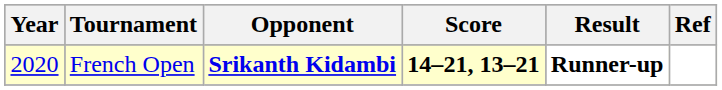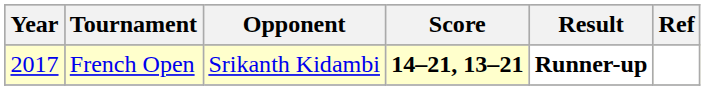(35, 64) 2020 -> (35, 64) 2017
(302, 64) bold -> (294, 64) normal
